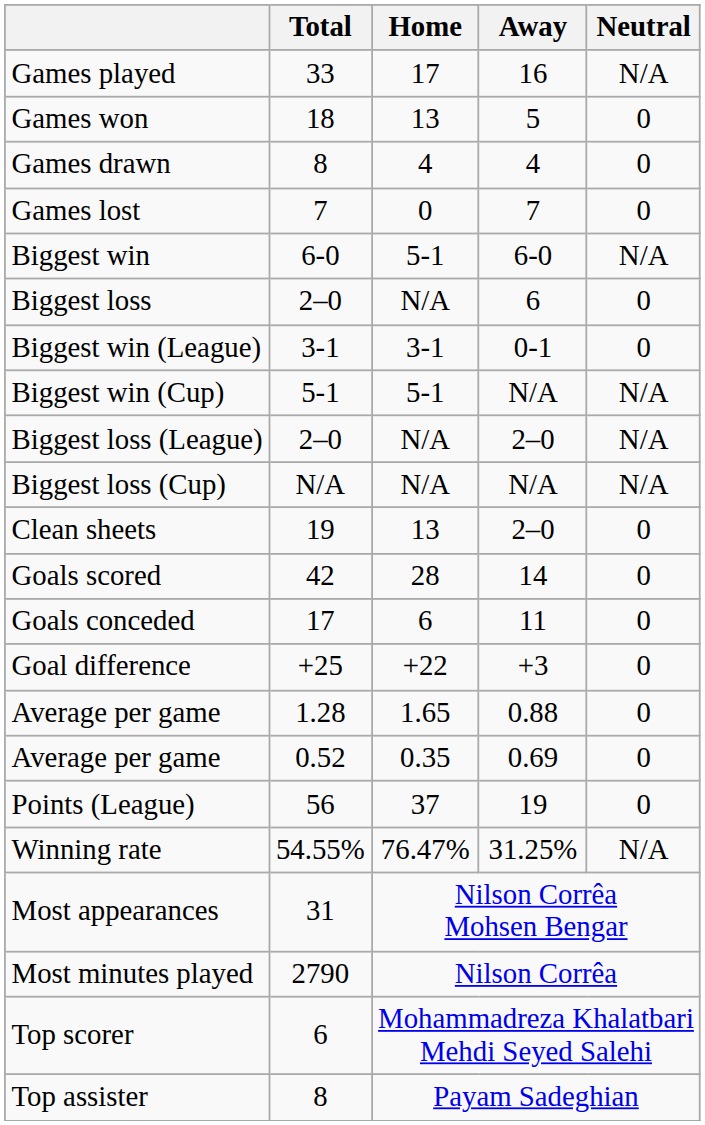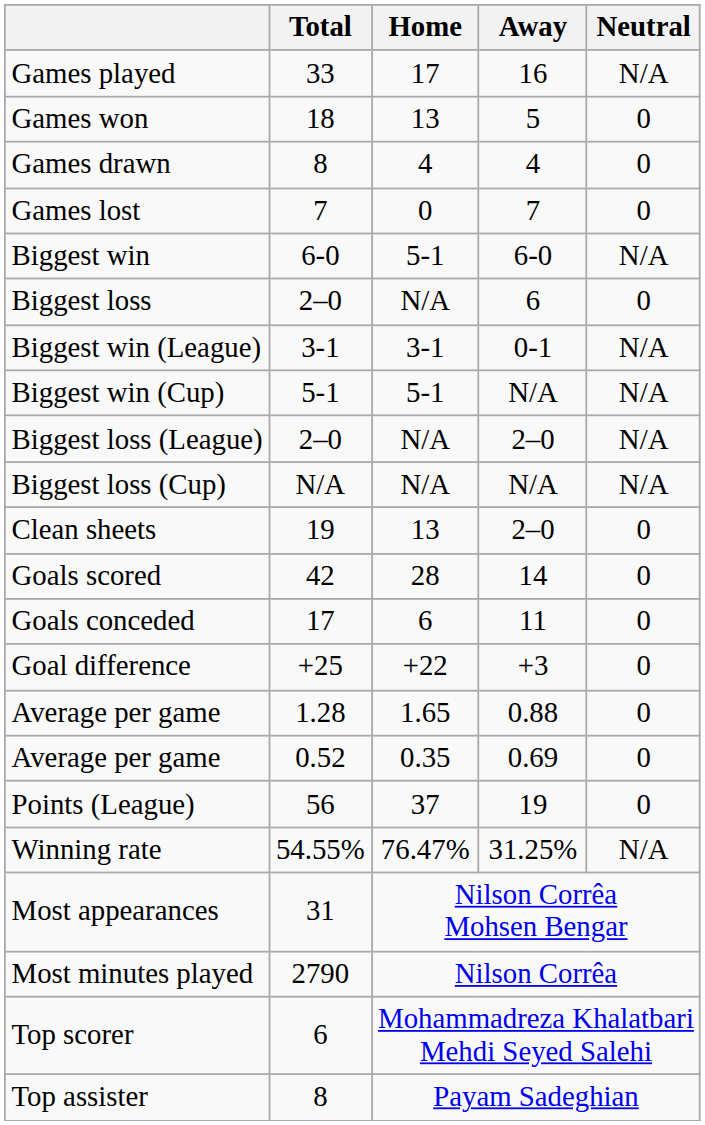(644, 347) 0 -> (644, 347) N/A
